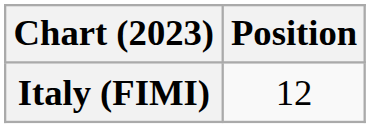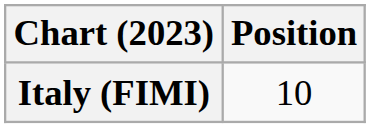(294, 91) 12 -> (294, 91) 10
